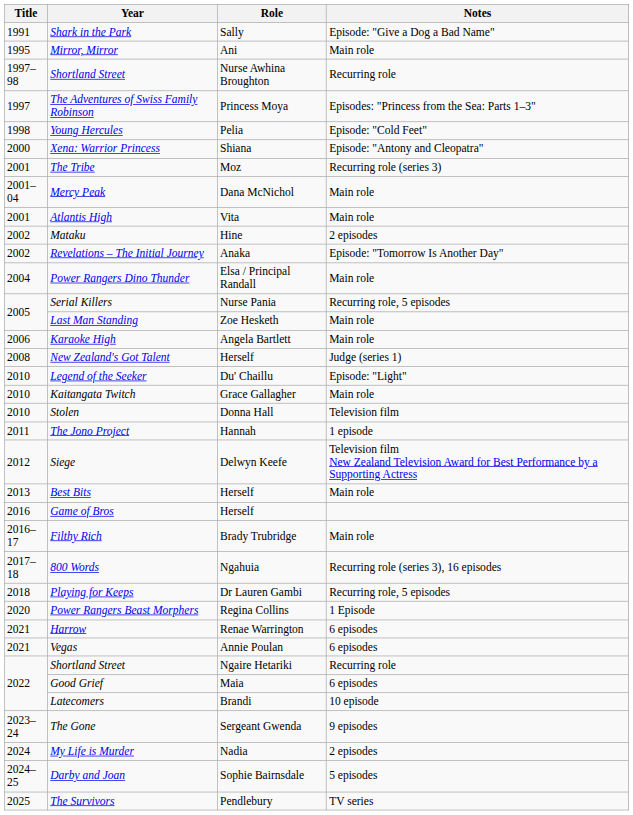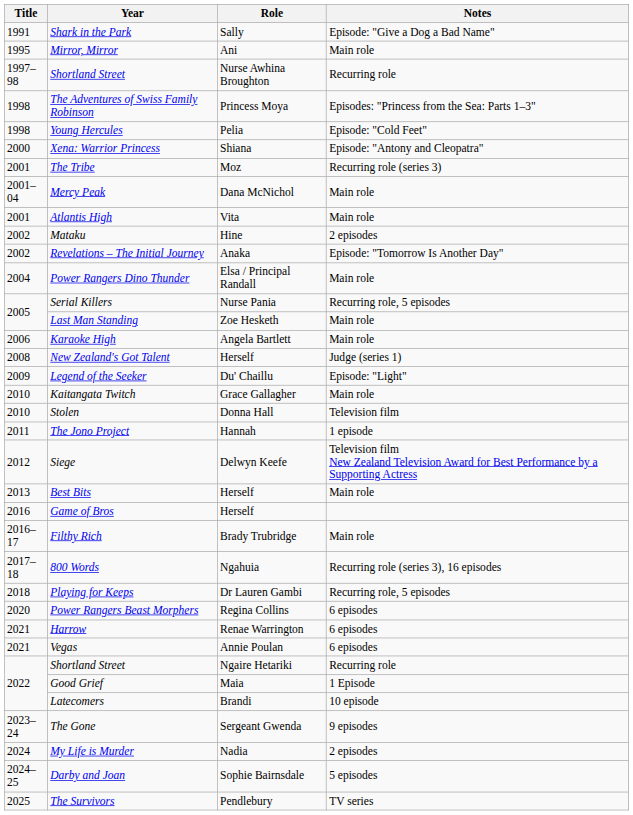(19, 106) 1997 -> (19, 106) 1998
(19, 376) 2010 -> (19, 376) 2009
(352, 610) 1 Episode -> (353, 610) 6 episodes
(353, 683) 6 episodes -> (352, 683) 1 Episode
